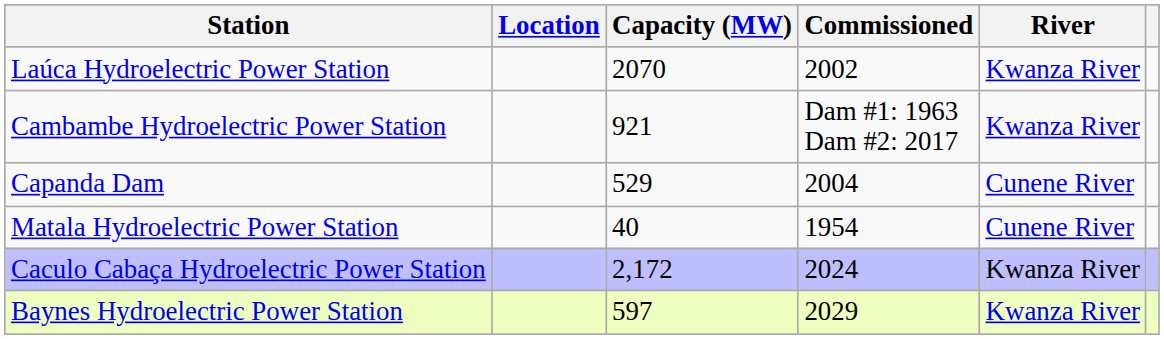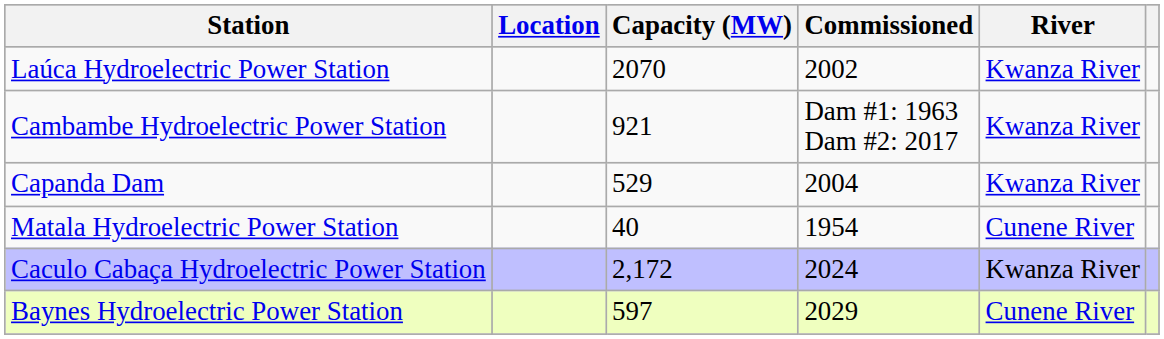(1060, 183) Cunene River -> (1063, 183) Kwanza River
(1063, 311) Kwanza River -> (1060, 311) Cunene River
